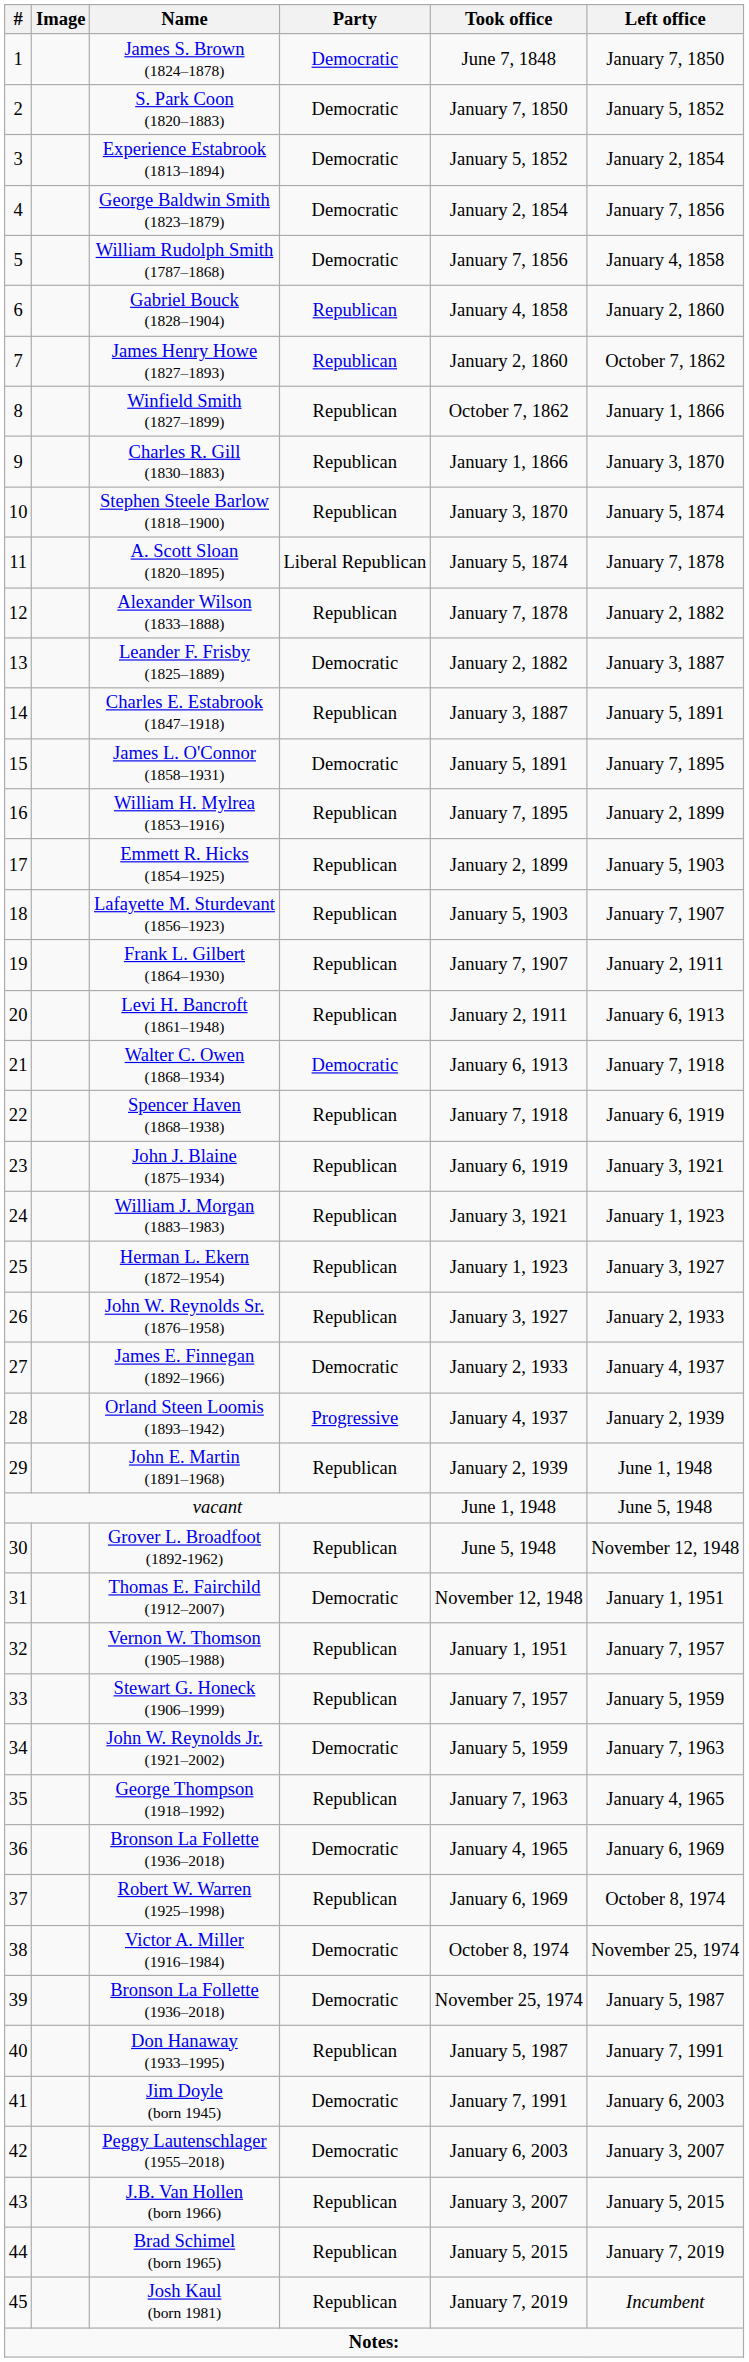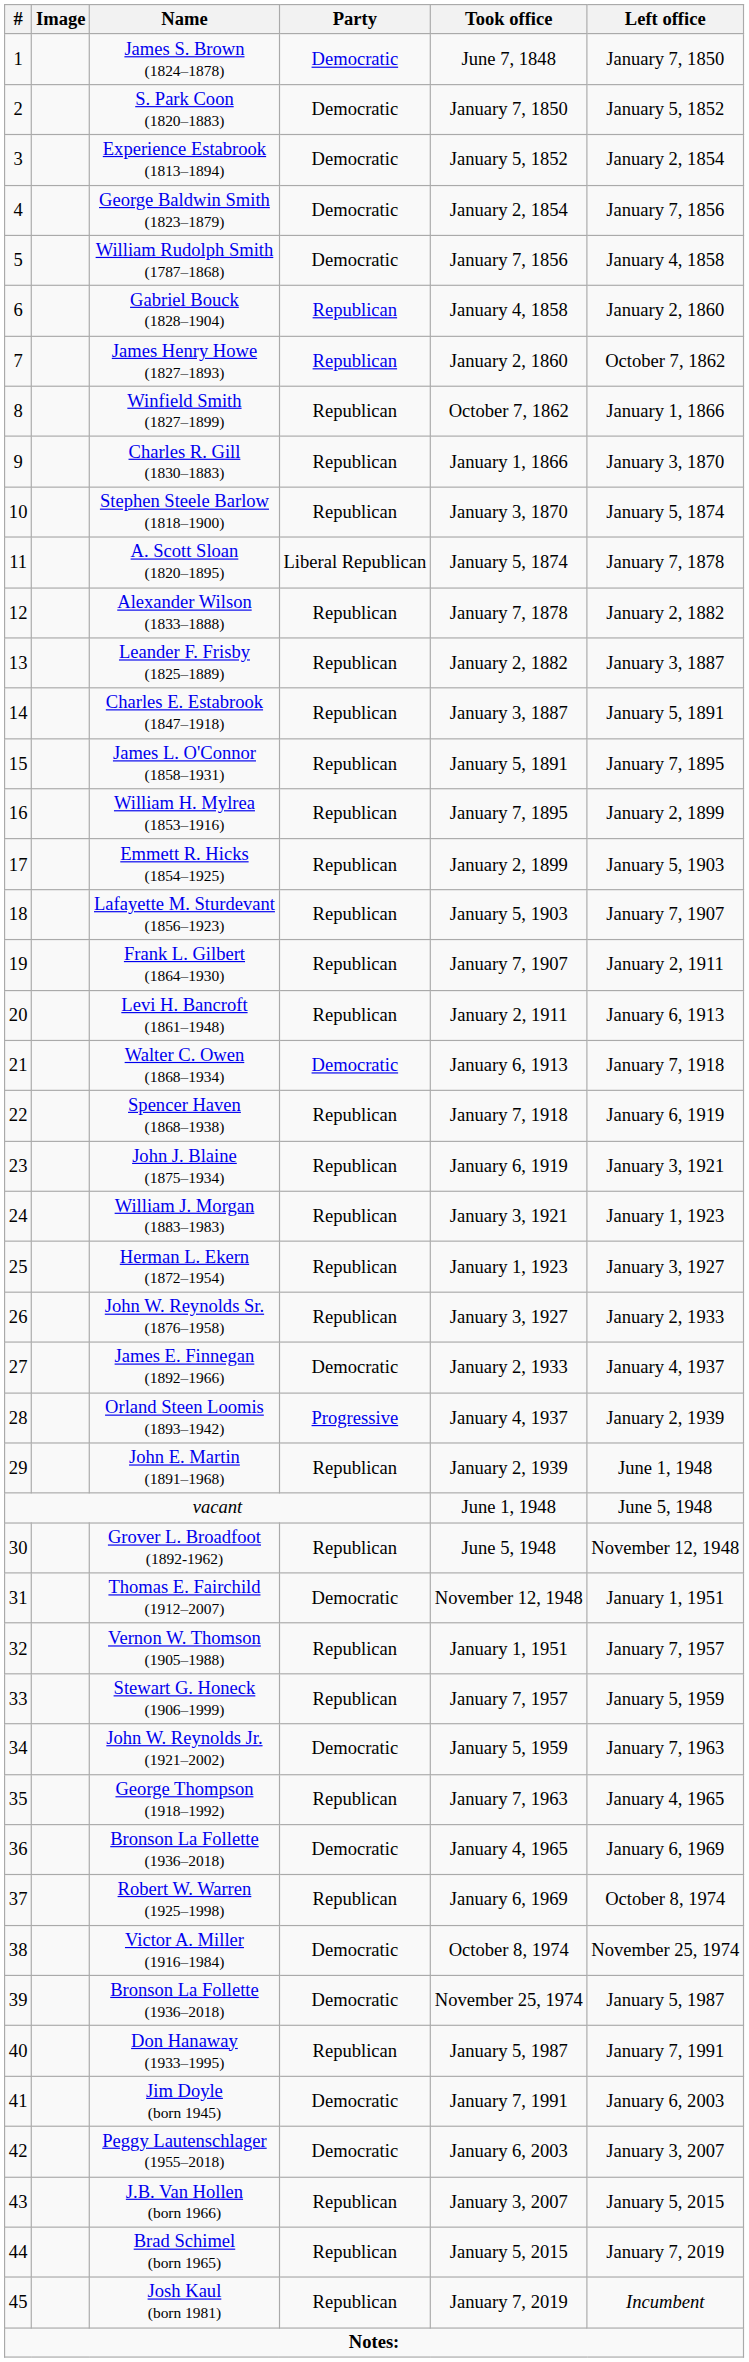(355, 662) Democratic -> (355, 662) Republican
(355, 763) Democratic -> (355, 763) Republican
